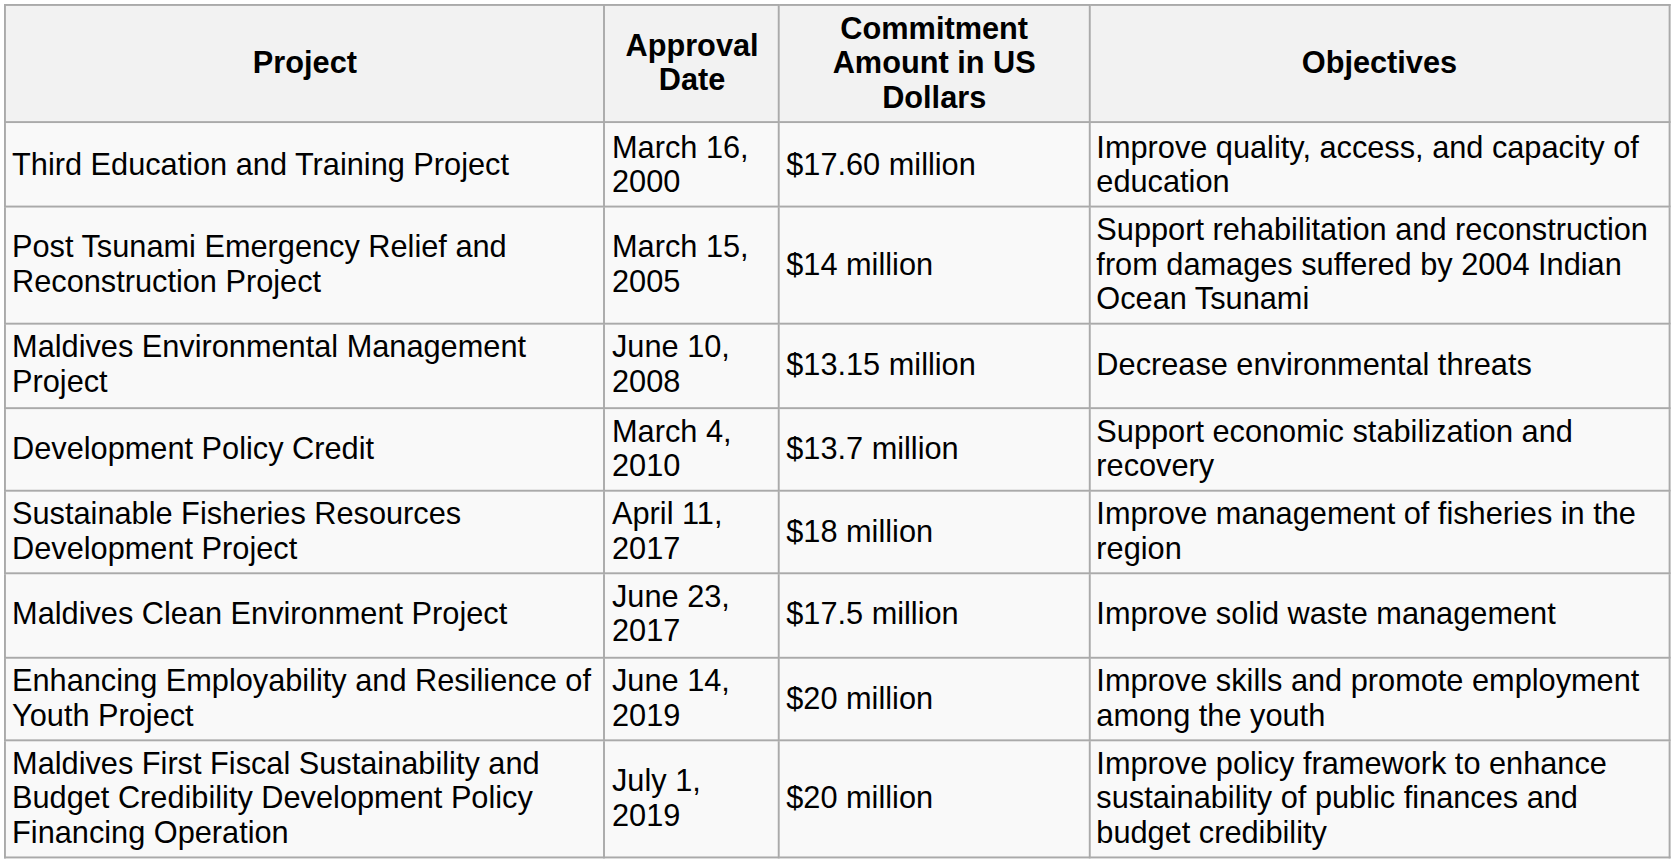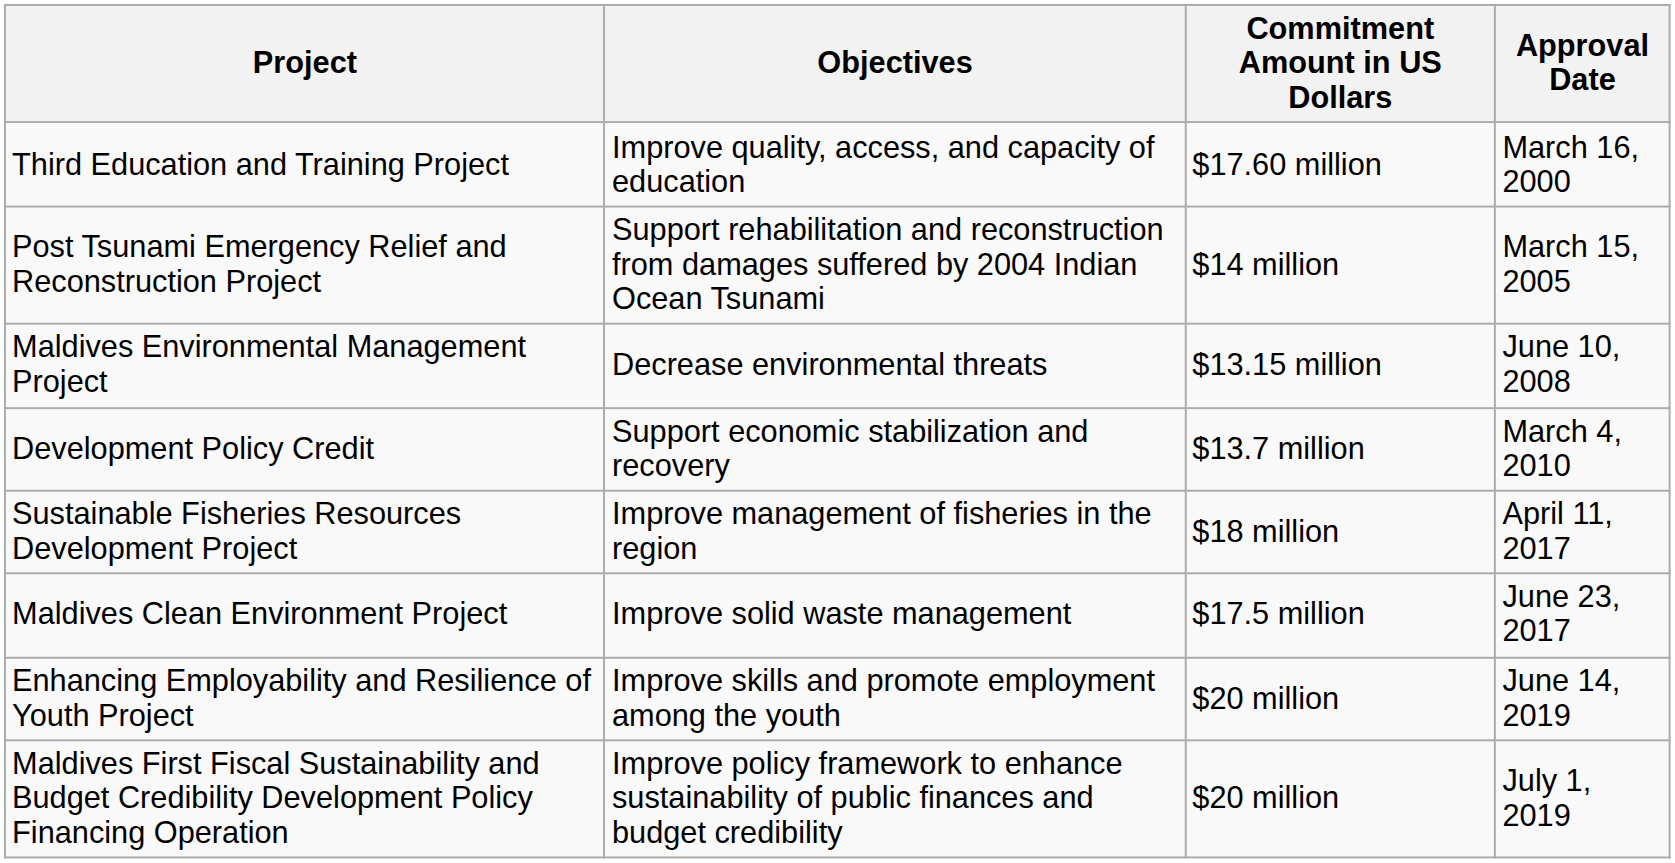columns swapped: (692, 63) <-> (1379, 63)
